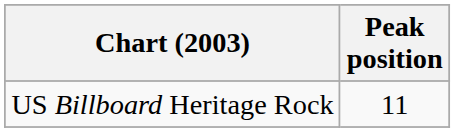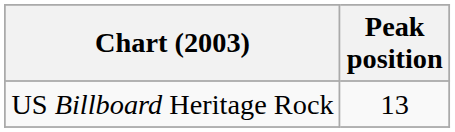(395, 103) 11 -> (395, 103) 13
